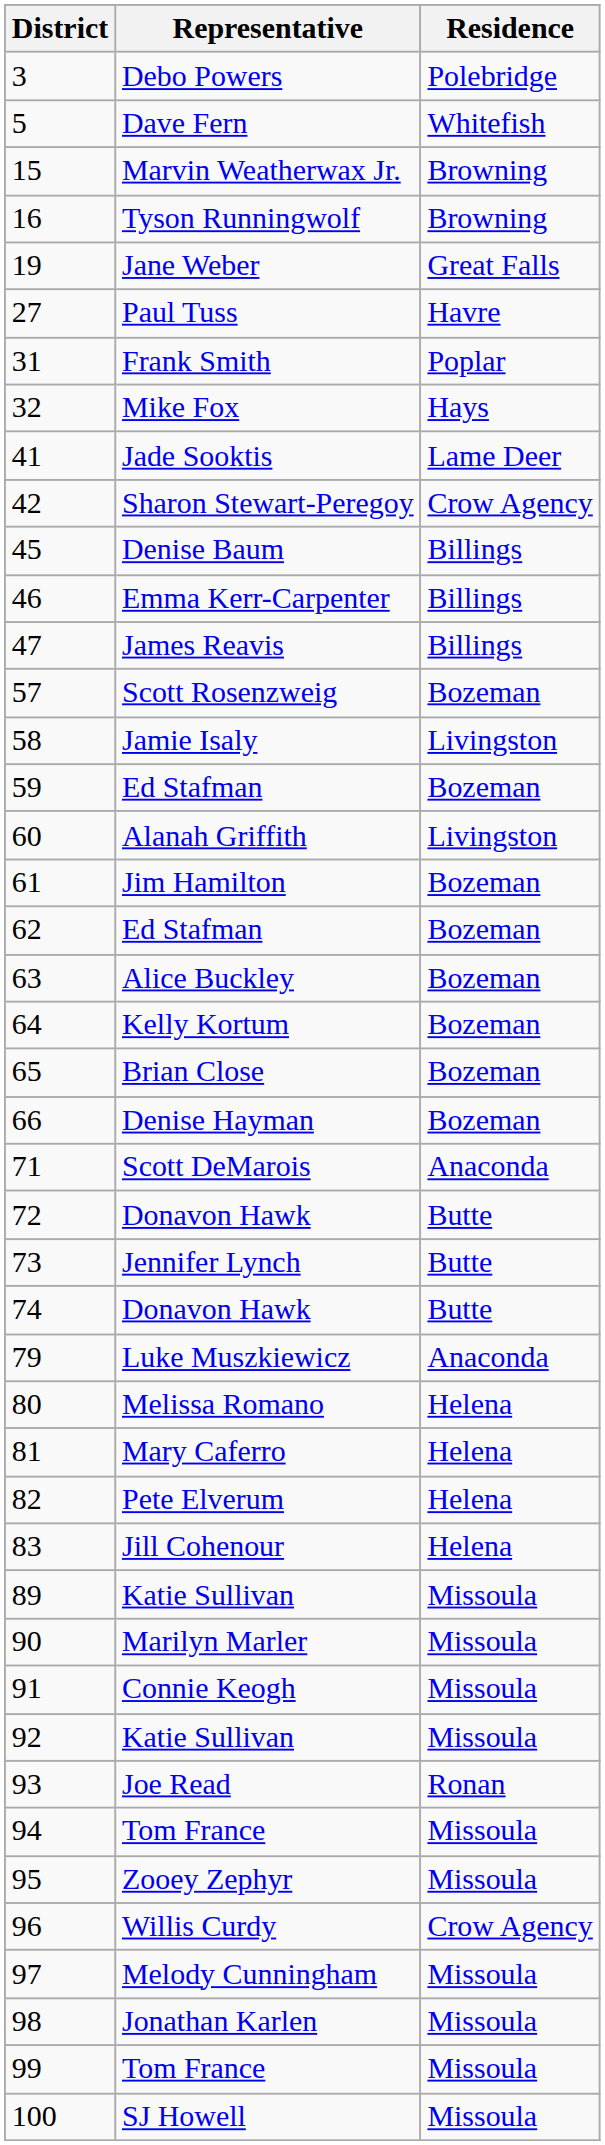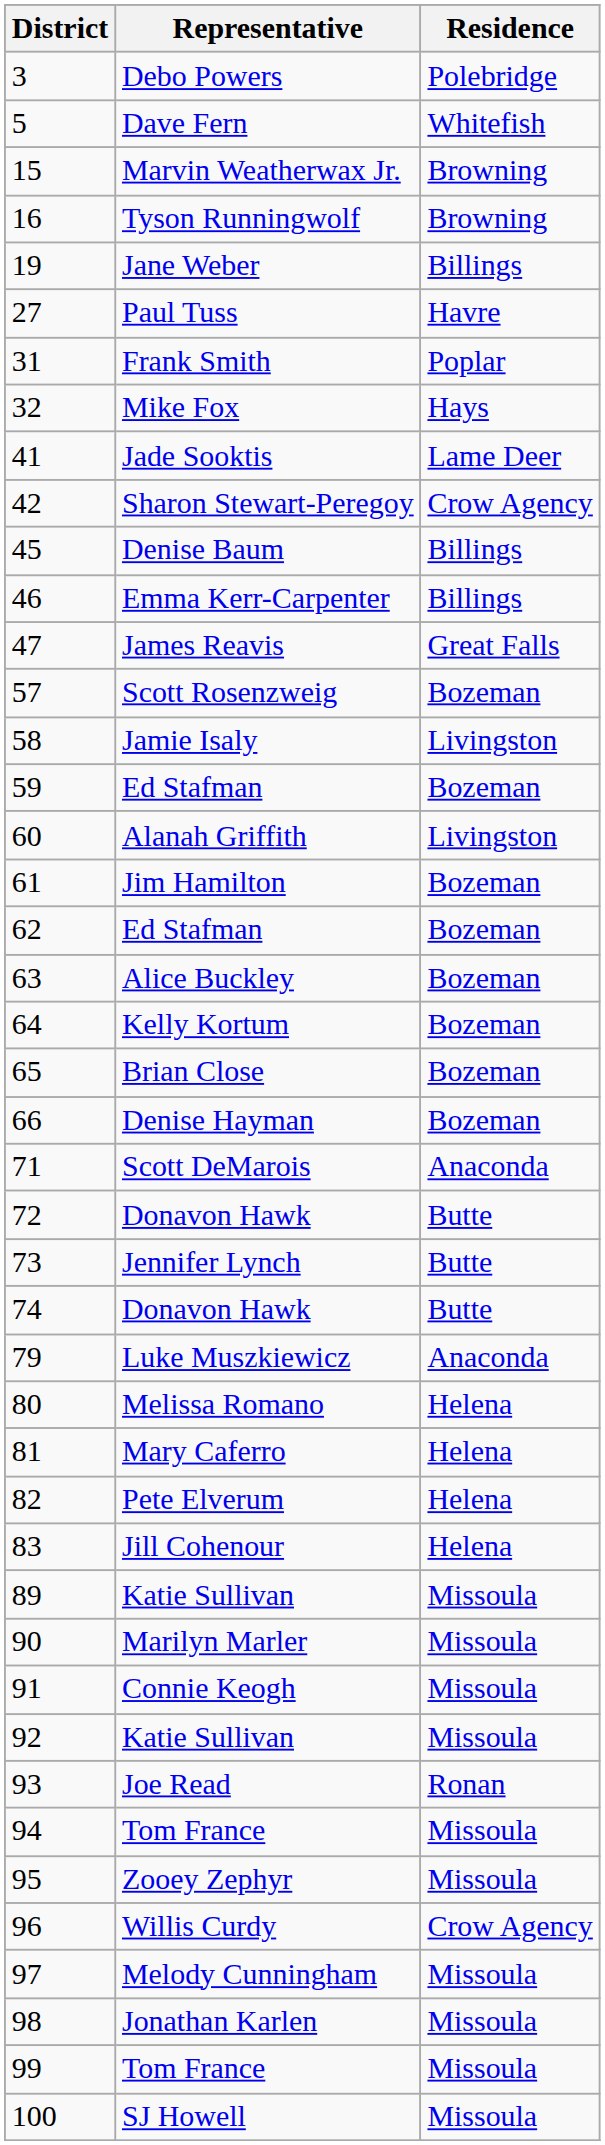(494, 265) Great Falls -> (475, 265) Billings
(475, 645) Billings -> (494, 645) Great Falls
